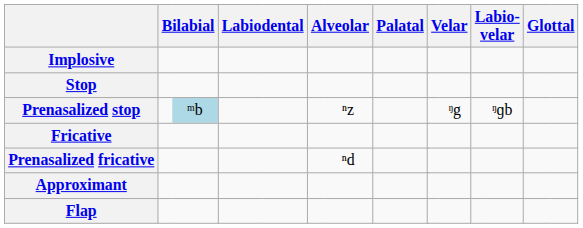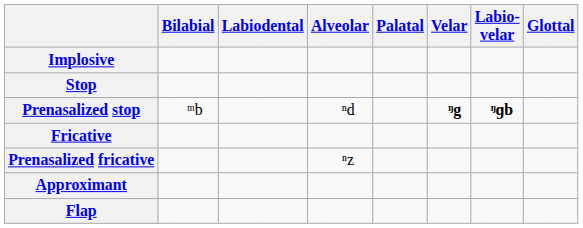(195, 110) lightblue background -> (195, 110) no background
(348, 110) ⁿz -> (348, 110) ⁿd
(455, 110) normal -> (455, 110) bold
(502, 110) normal -> (502, 110) bold
(348, 160) ⁿd -> (348, 160) ⁿz
